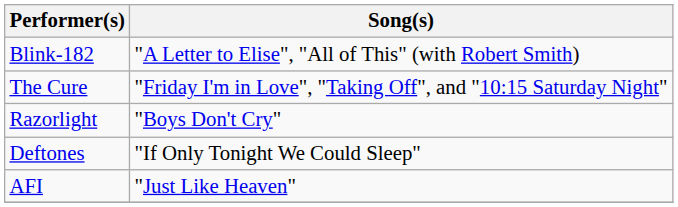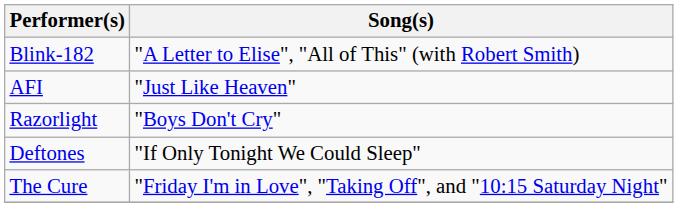rows swapped: (26, 185) <-> (48, 86)
